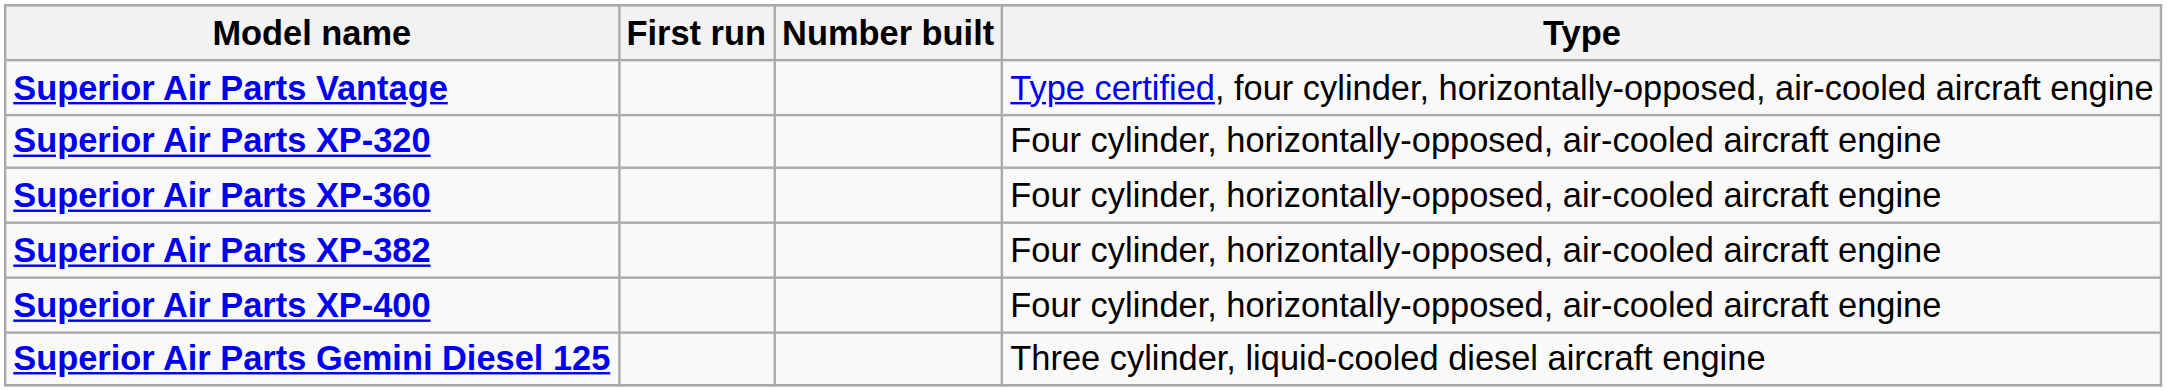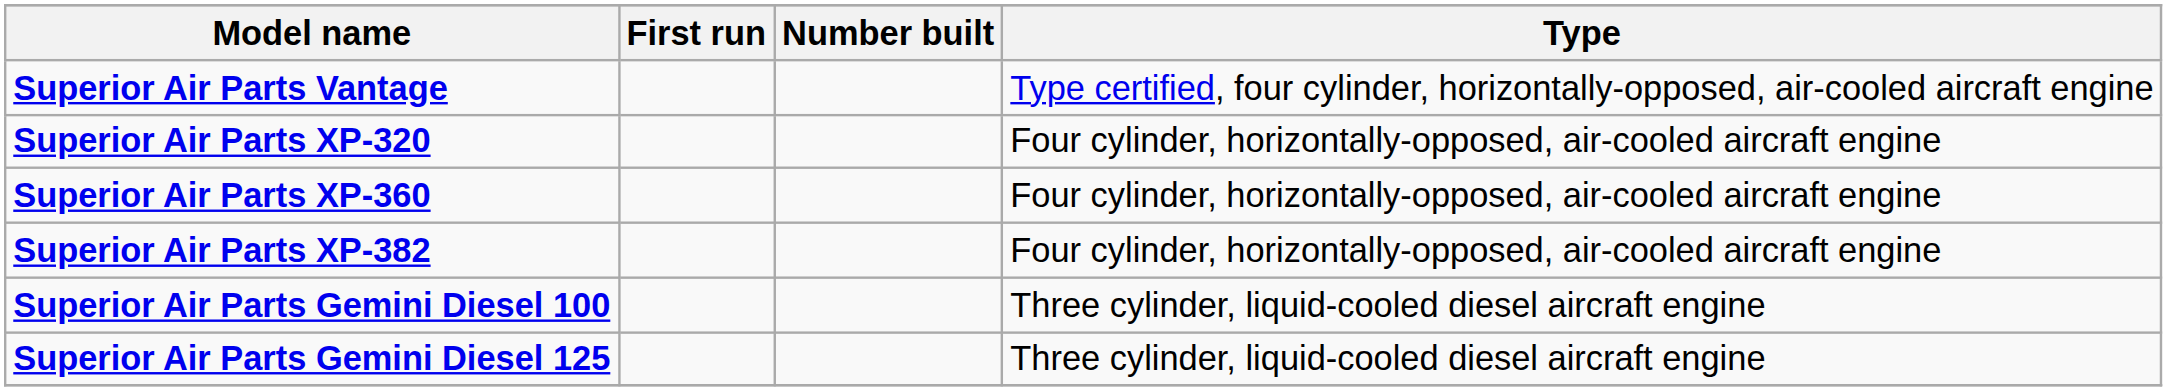- row: (222, 305)
+ row: (312, 305)
